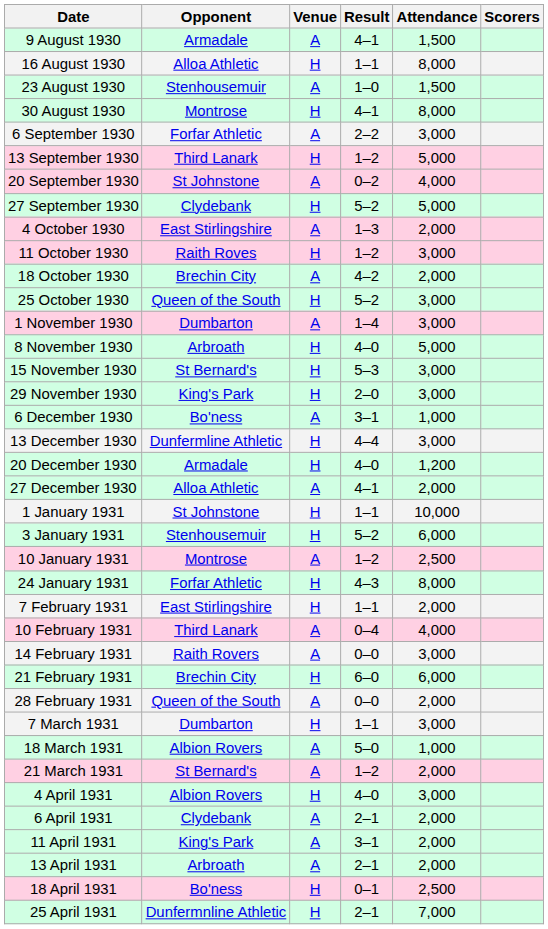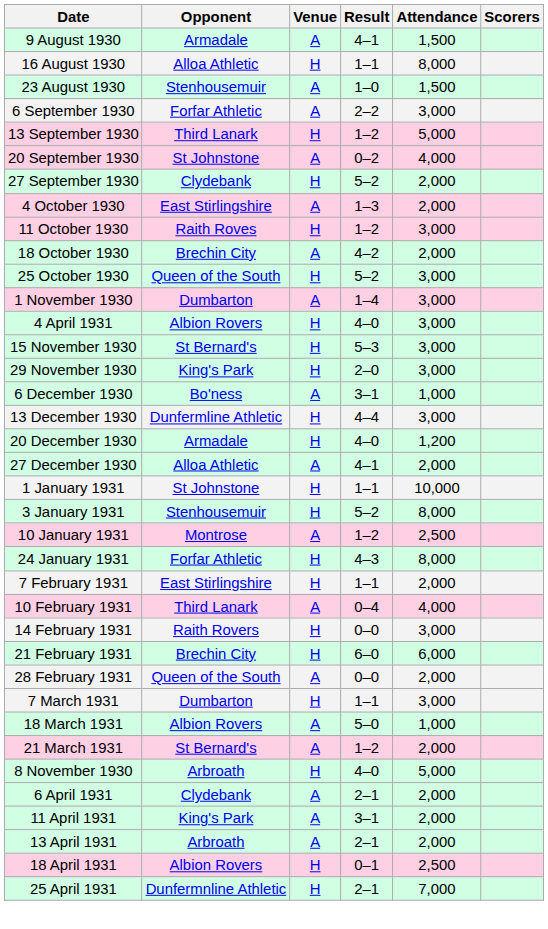- row: (73, 111)
(437, 205) 5,000 -> (437, 182) 2,000
rows swapped: (73, 347) <-> (73, 795)
(437, 535) 6,000 -> (437, 512) 8,000
(315, 653) A -> (315, 630) H
(216, 889) Bo'ness -> (216, 865) Albion Rovers
